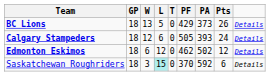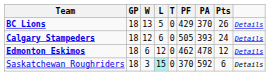(205, 24) 373 -> (205, 24) 370
(205, 51) 502 -> (205, 51) 478
